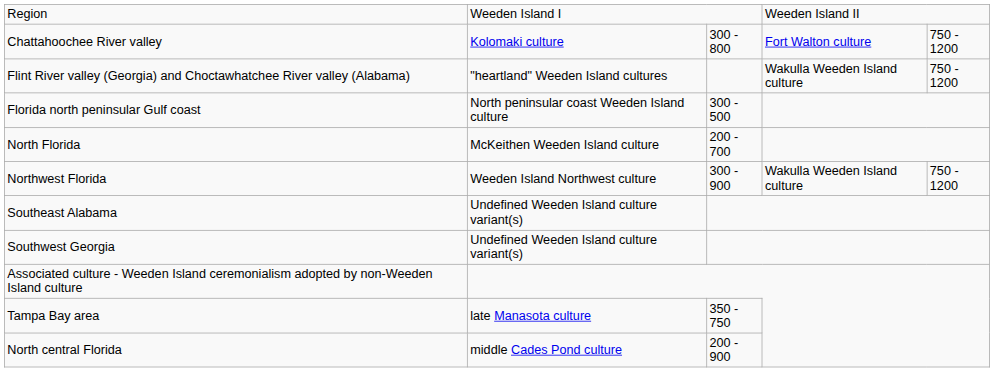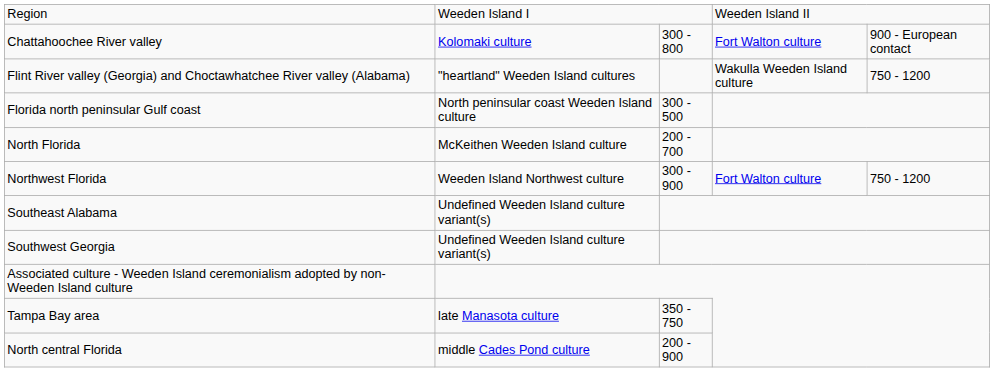(944, 41) 750 - 1200 -> (914, 41) 900 - European contact
(831, 178) Wakulla Weeden Island culture -> (768, 178) Fort Walton culture
